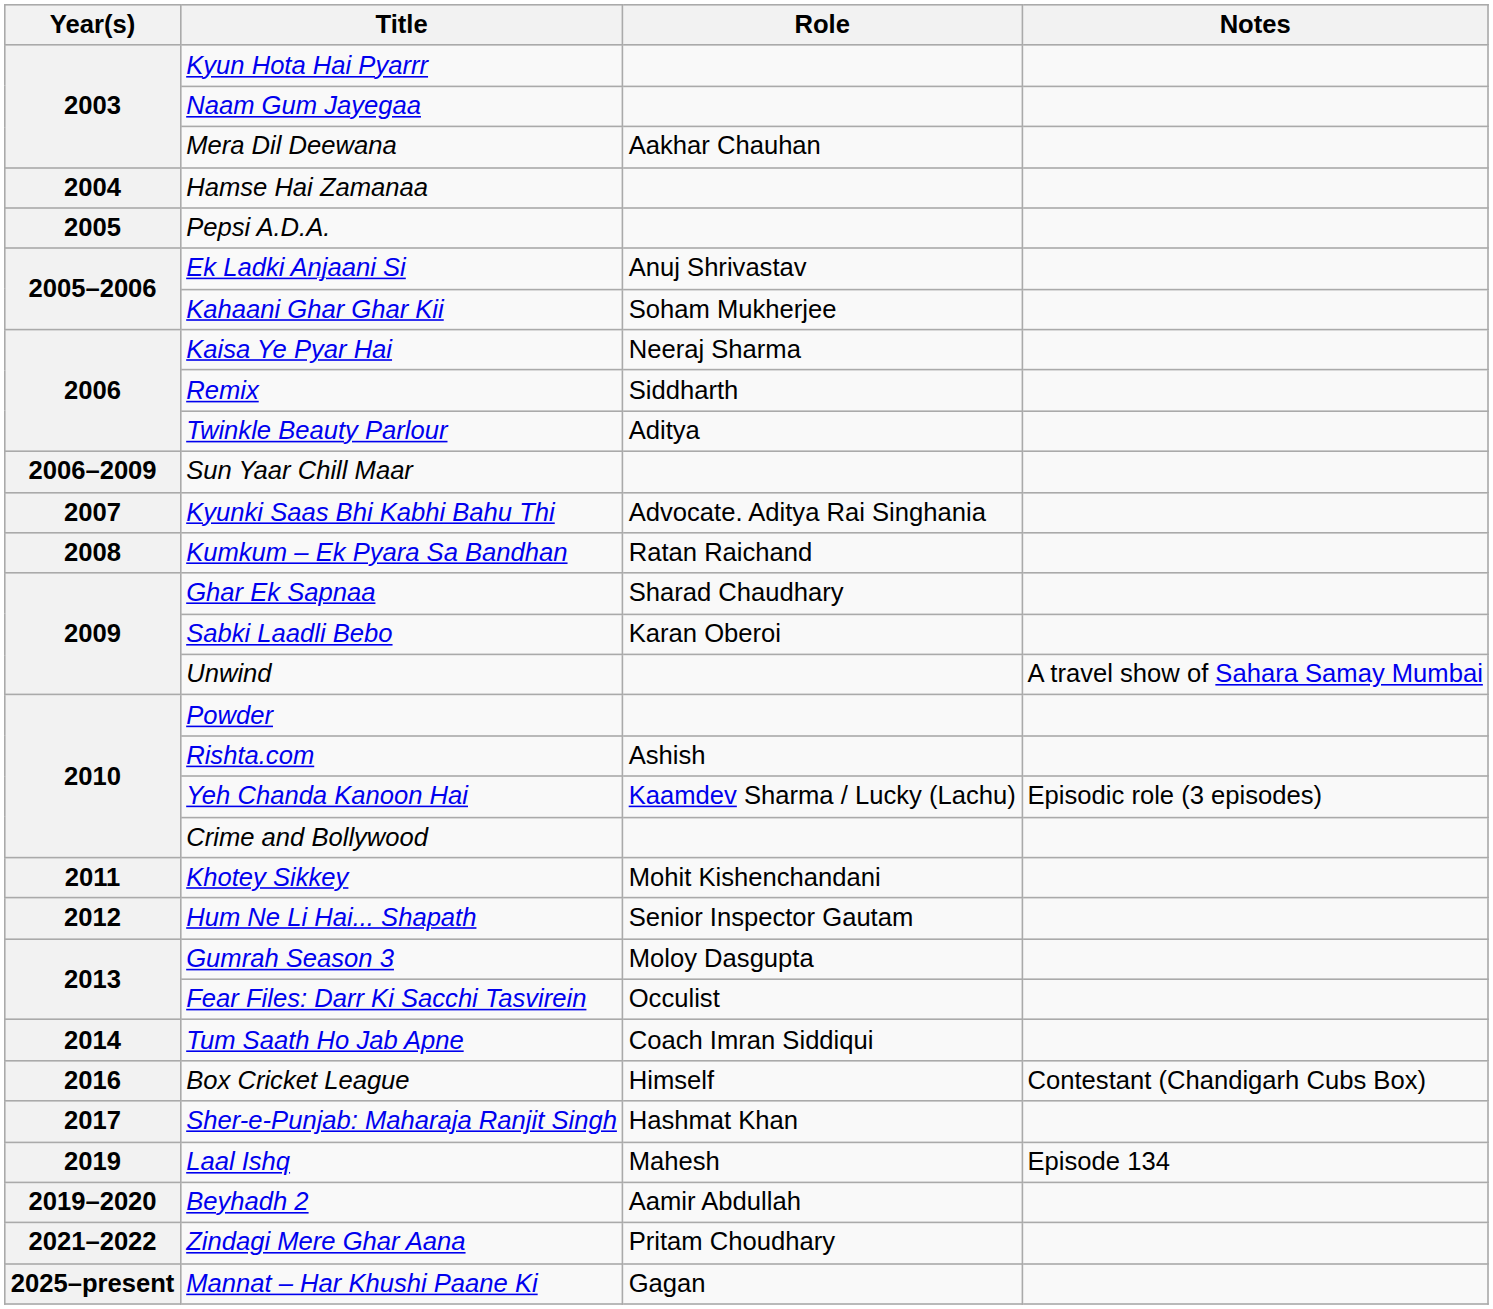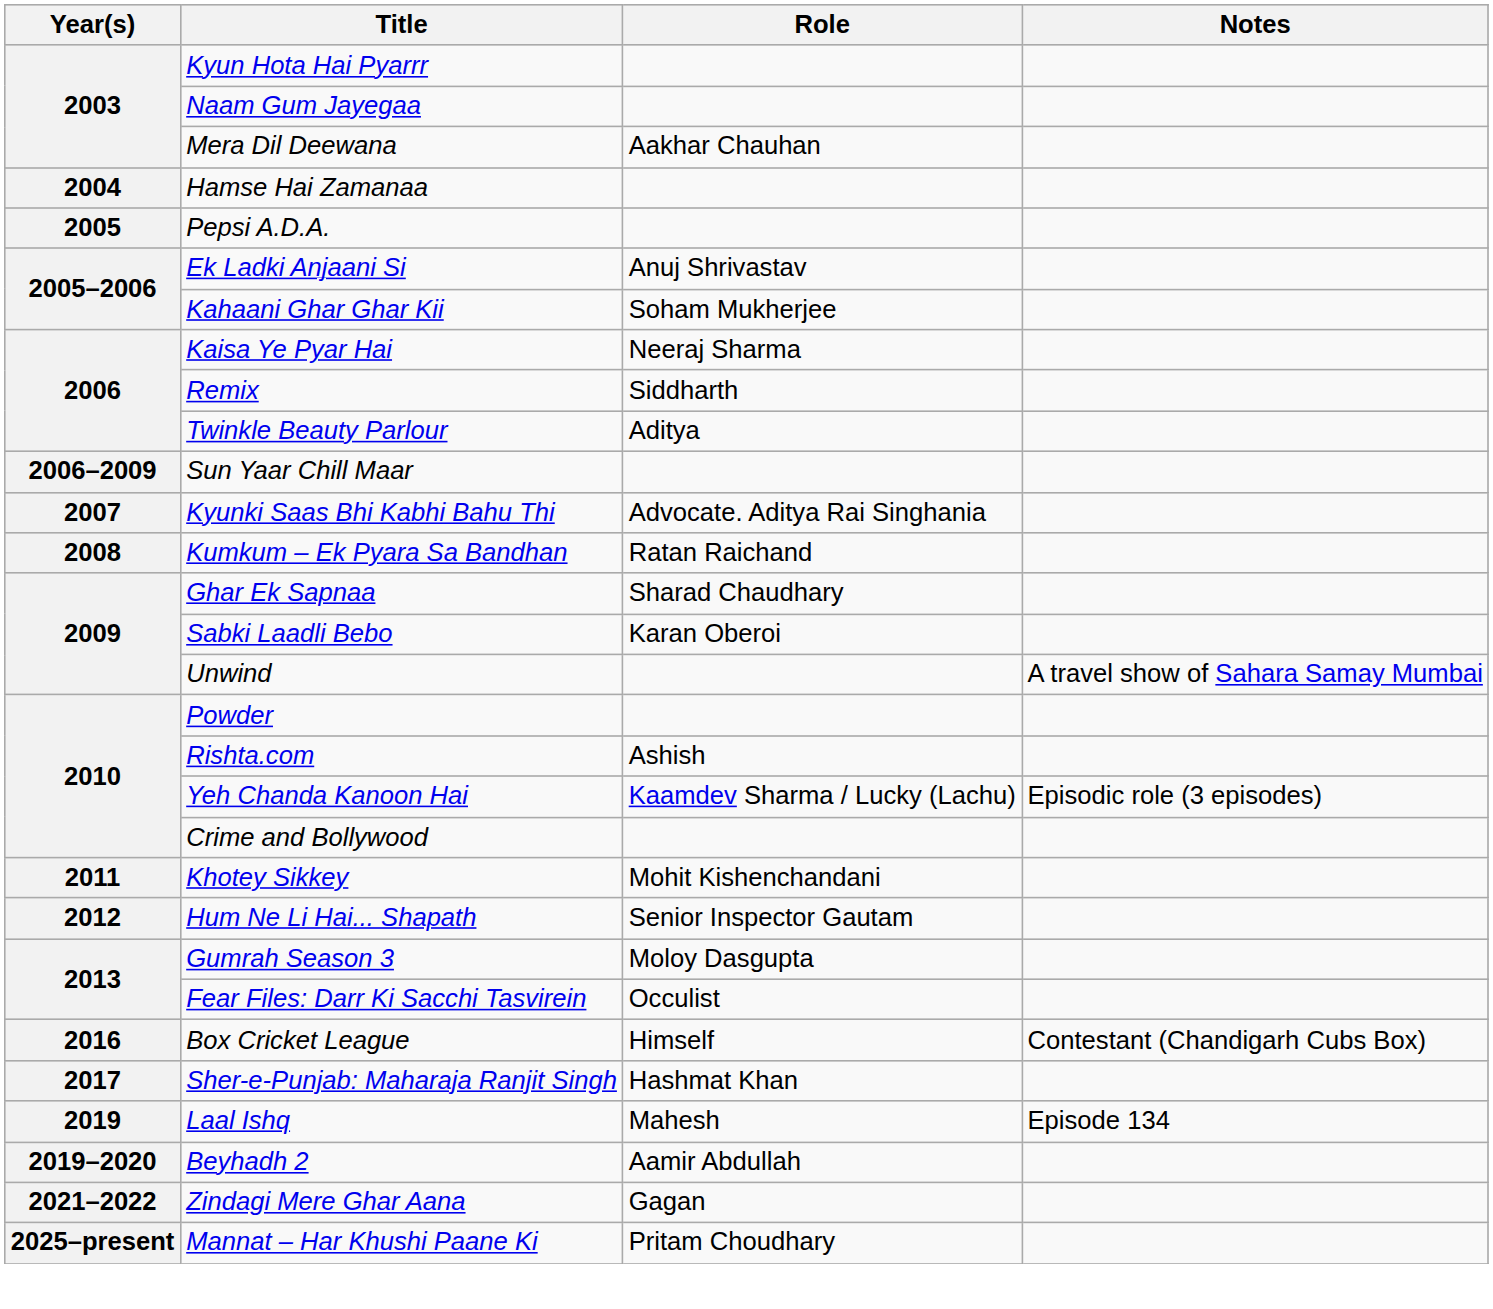- row: (325, 1039)
(732, 1242) Pritam Choudhary -> (667, 1202) Gagan
(667, 1283) Gagan -> (732, 1242) Pritam Choudhary
